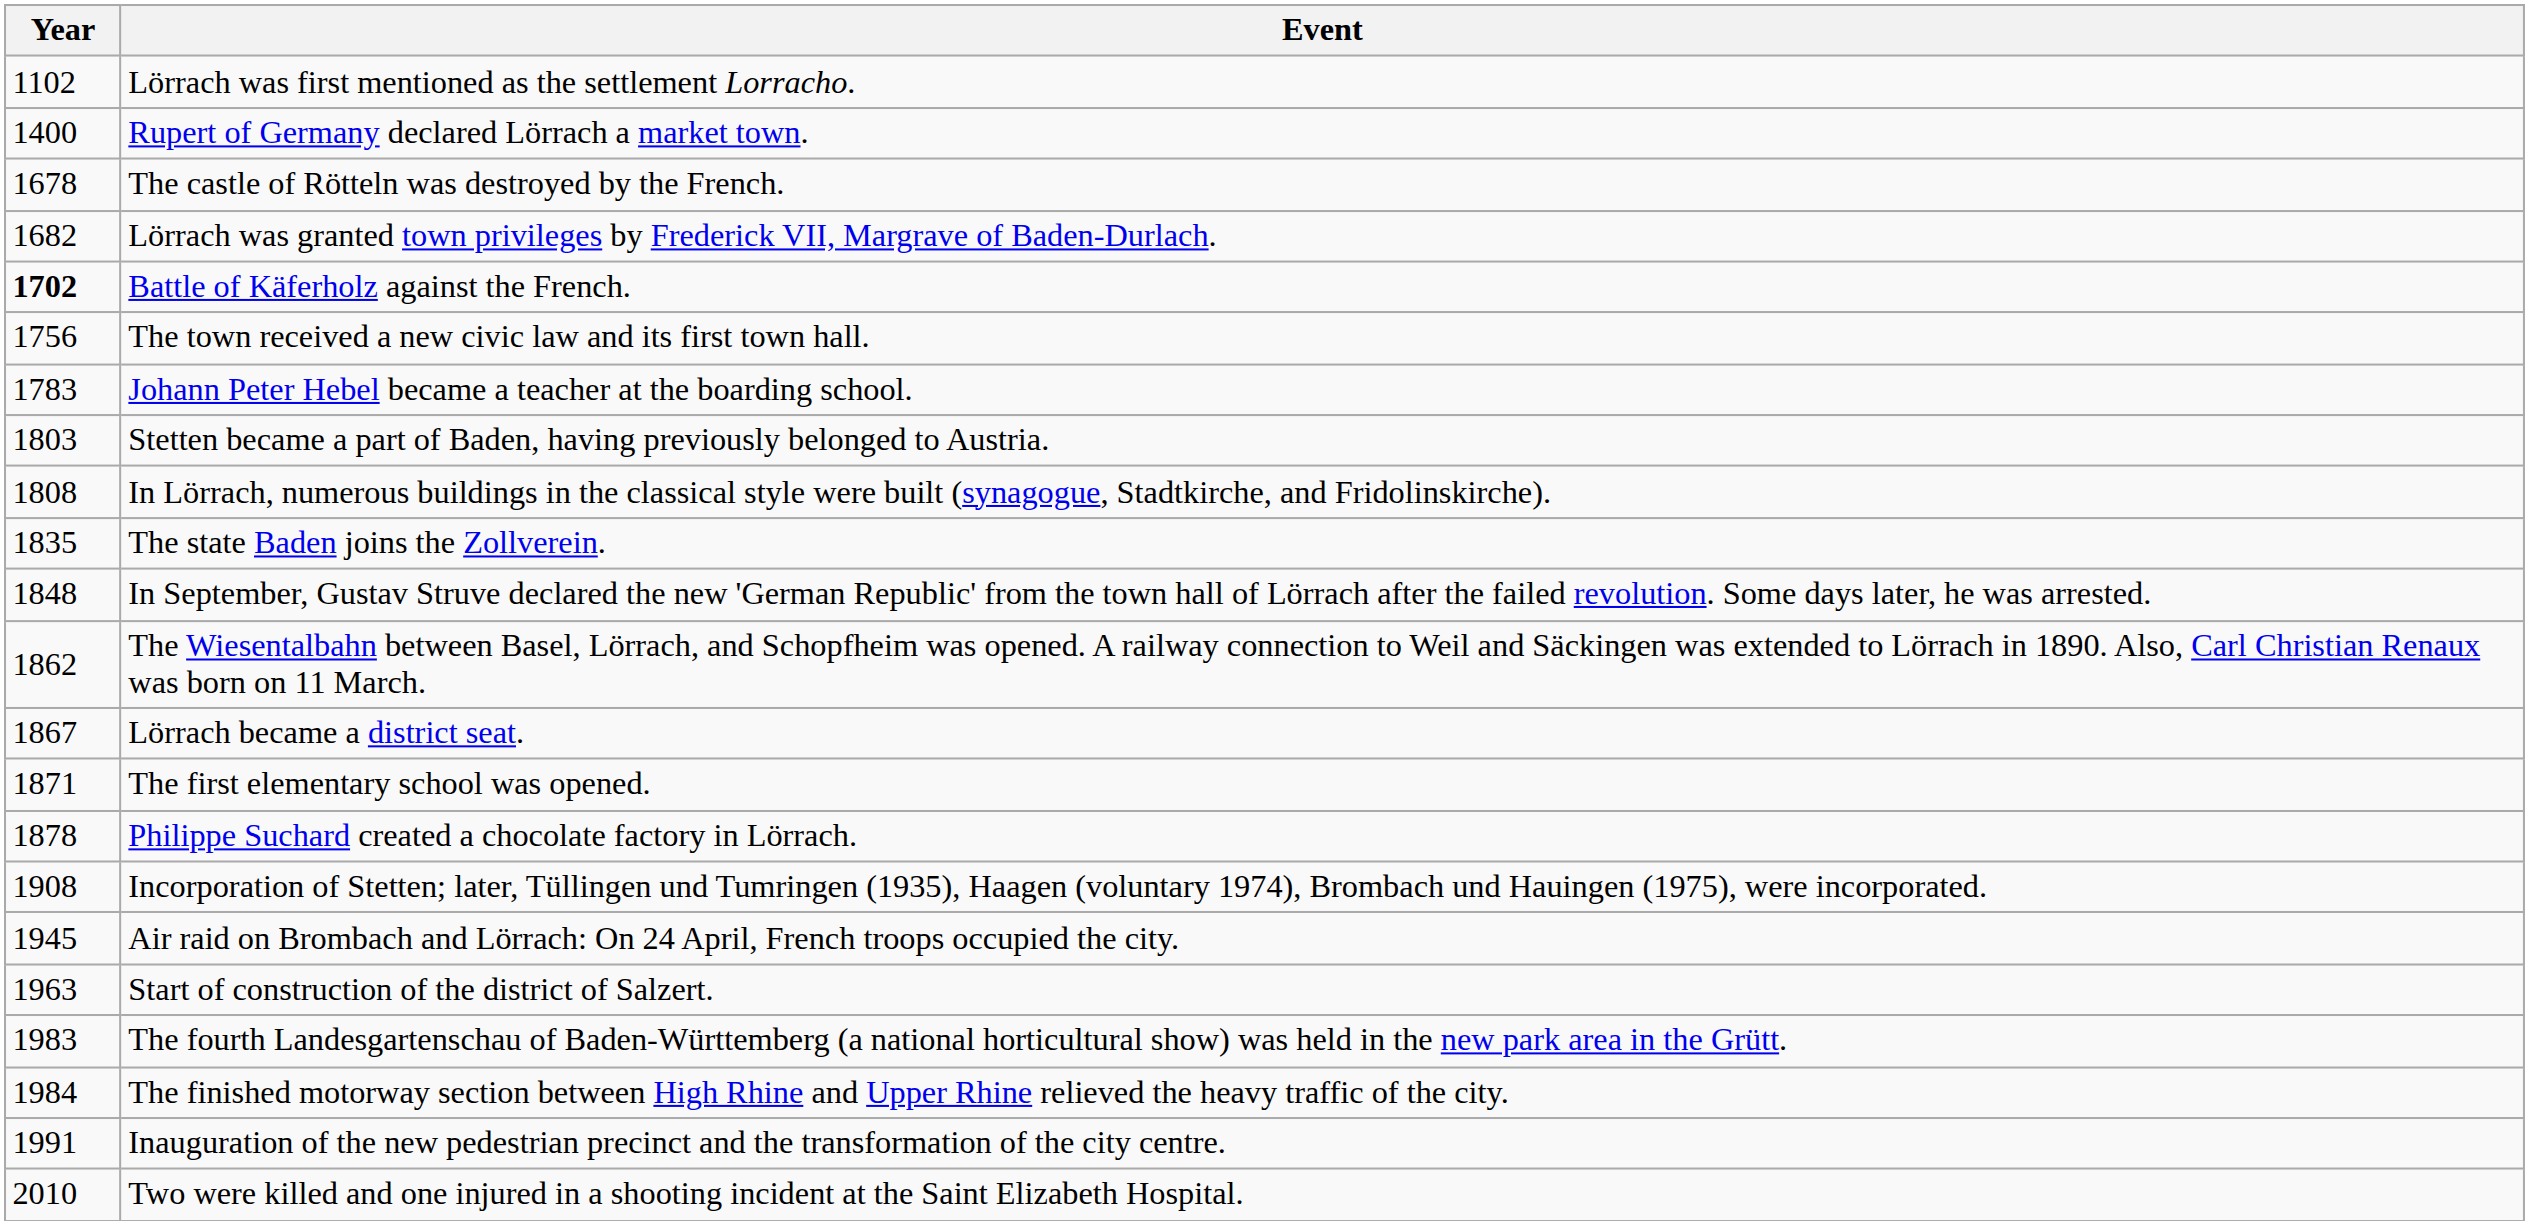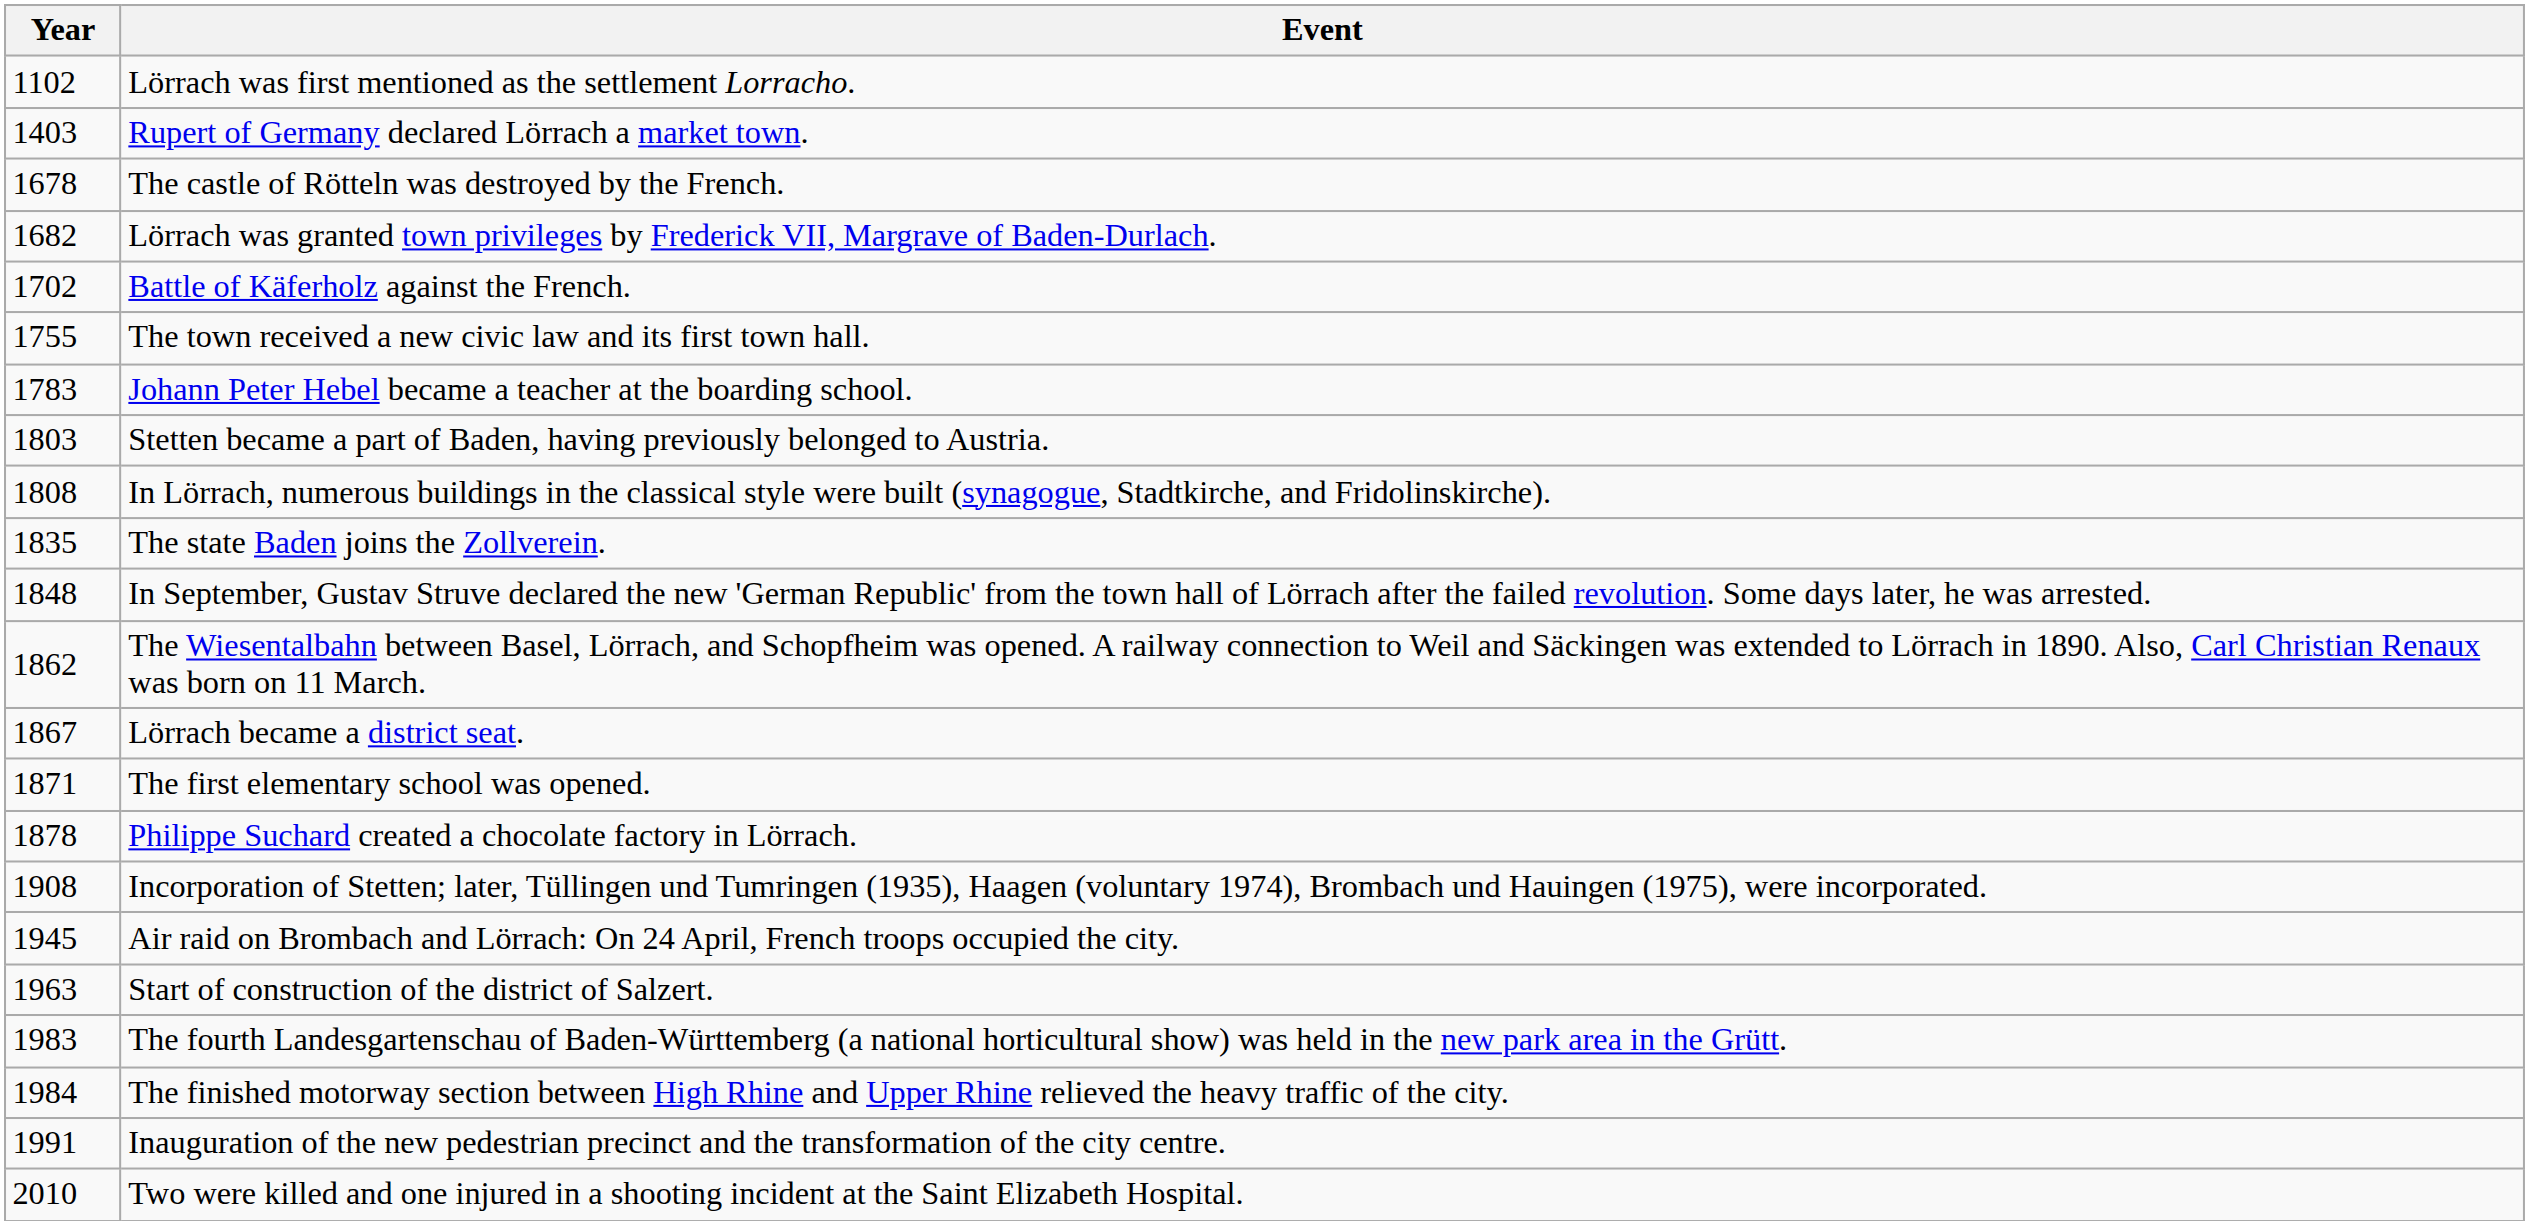(45, 132) 1400 -> (45, 132) 1403
(45, 286) bold -> (45, 286) normal
(45, 337) 1756 -> (45, 337) 1755
